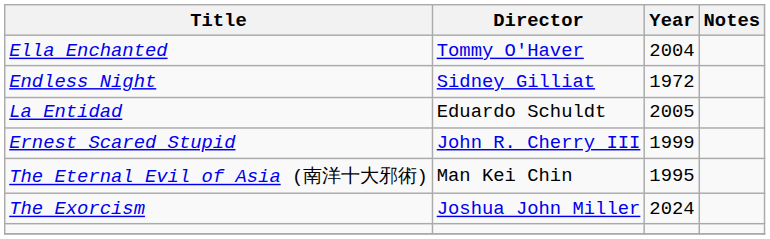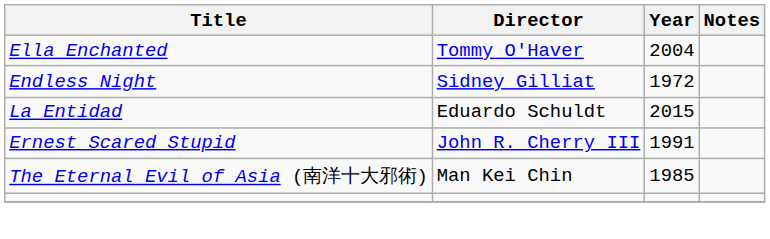(672, 112) 2005 -> (672, 112) 2015
(672, 143) 1999 -> (672, 143) 1991
(672, 176) 1995 -> (672, 176) 1985
- row: (77, 209)
